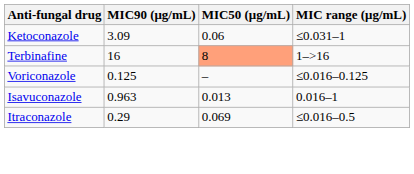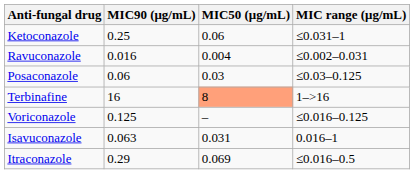(119, 35) 3.09 -> (119, 35) 0.25
+ row: (44, 55)
+ row: (43, 76)
(122, 96) 0.963 -> (122, 138) 0.063
(216, 96) 0.013 -> (216, 138) 0.031
